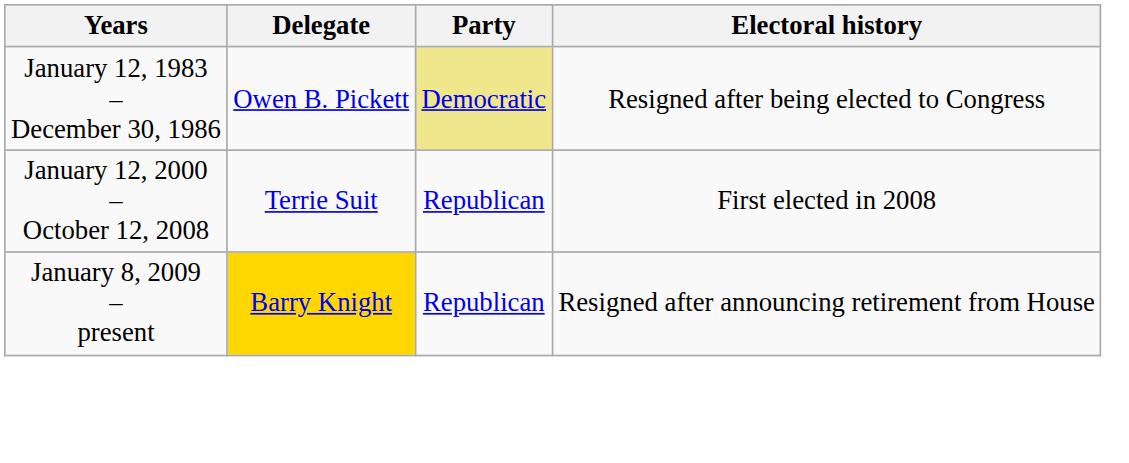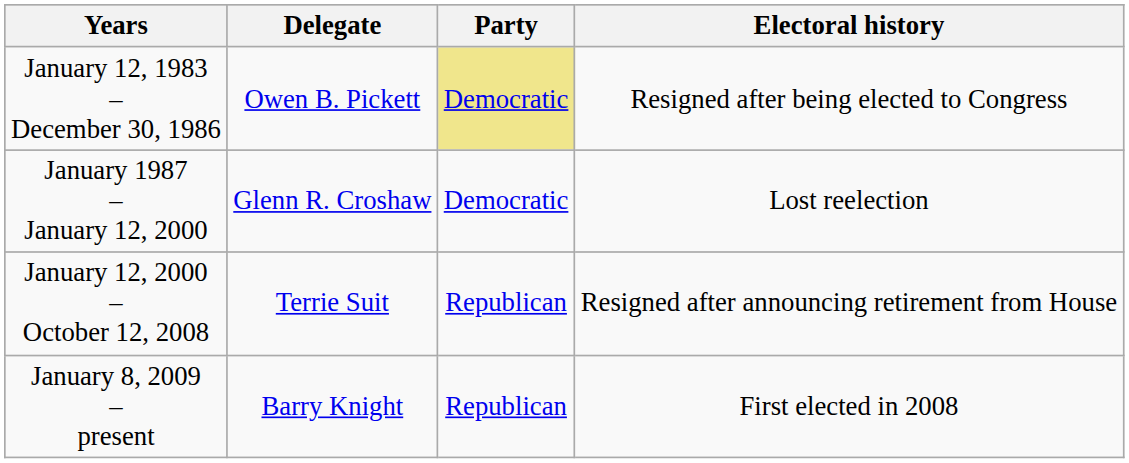+ row: (116, 200)
(827, 200) First elected in 2008 -> (849, 303) Resigned after announcing retirement from House
(321, 303) gold background -> (332, 405) no background
(827, 303) Resigned after announcing retirement from House -> (849, 405) First elected in 2008
